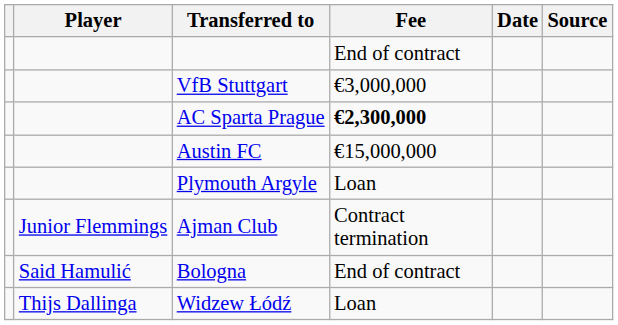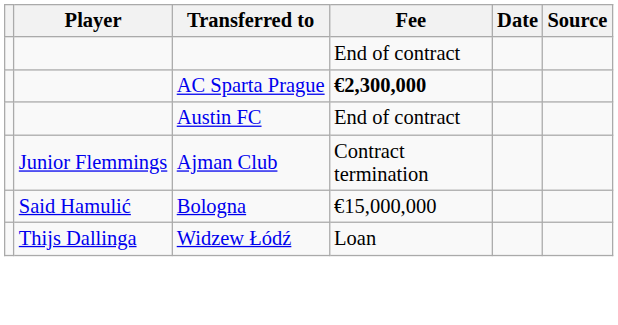- row: (232, 85)
(385, 150) €15,000,000 -> (397, 118) End of contract
- row: (247, 183)
(397, 271) End of contract -> (385, 206) €15,000,000
